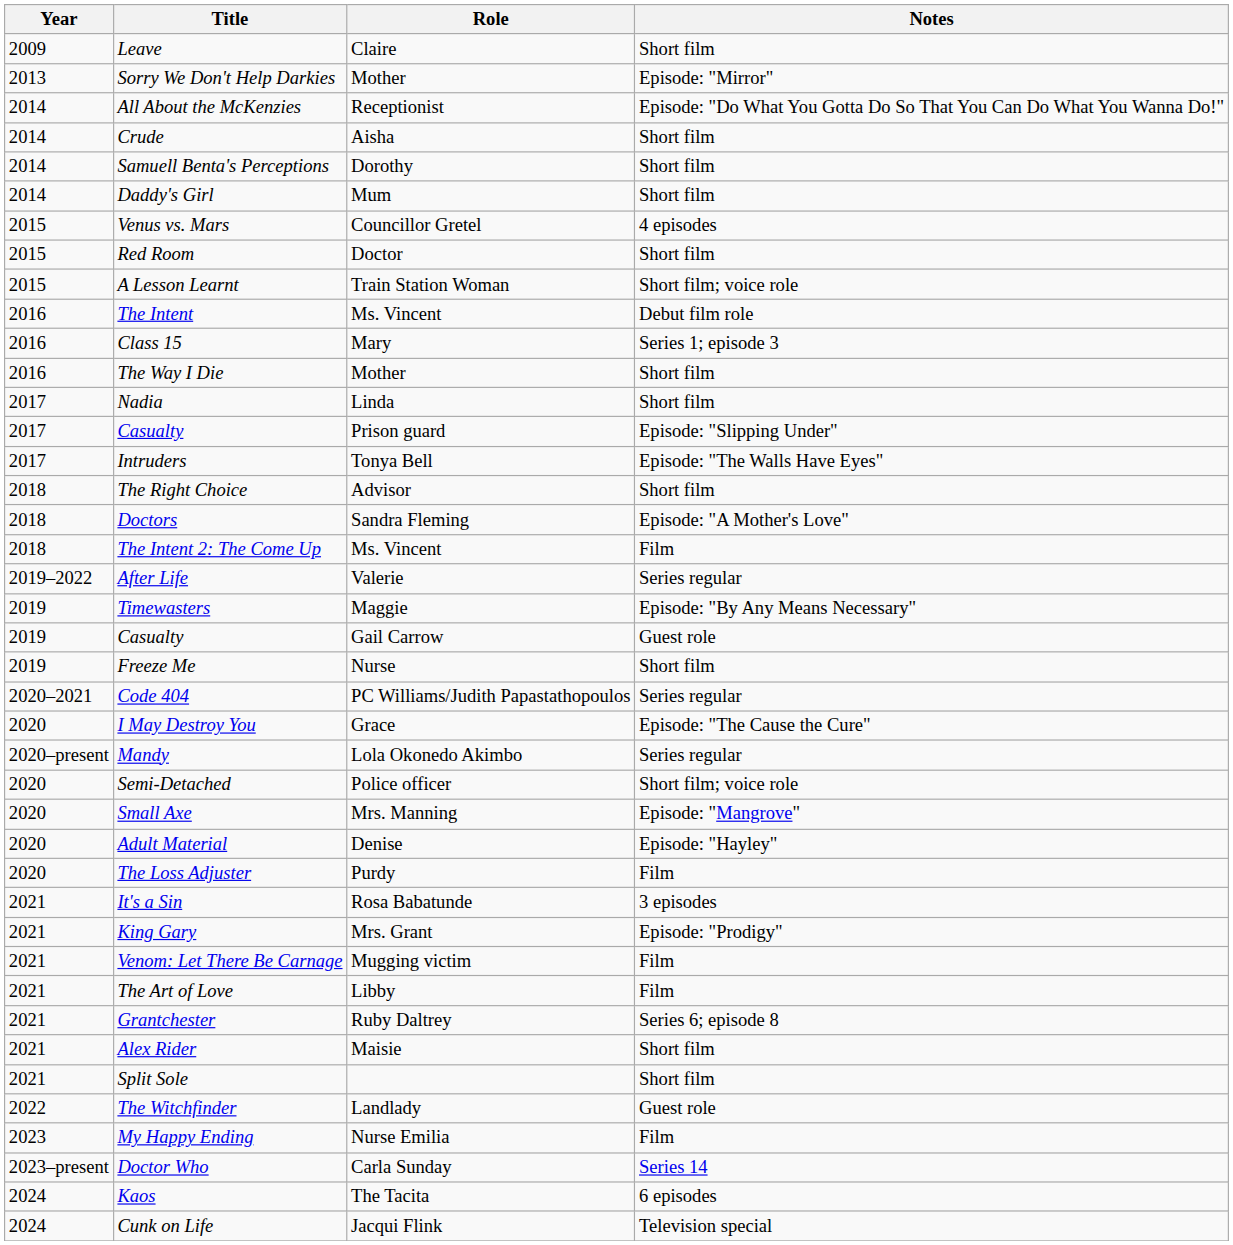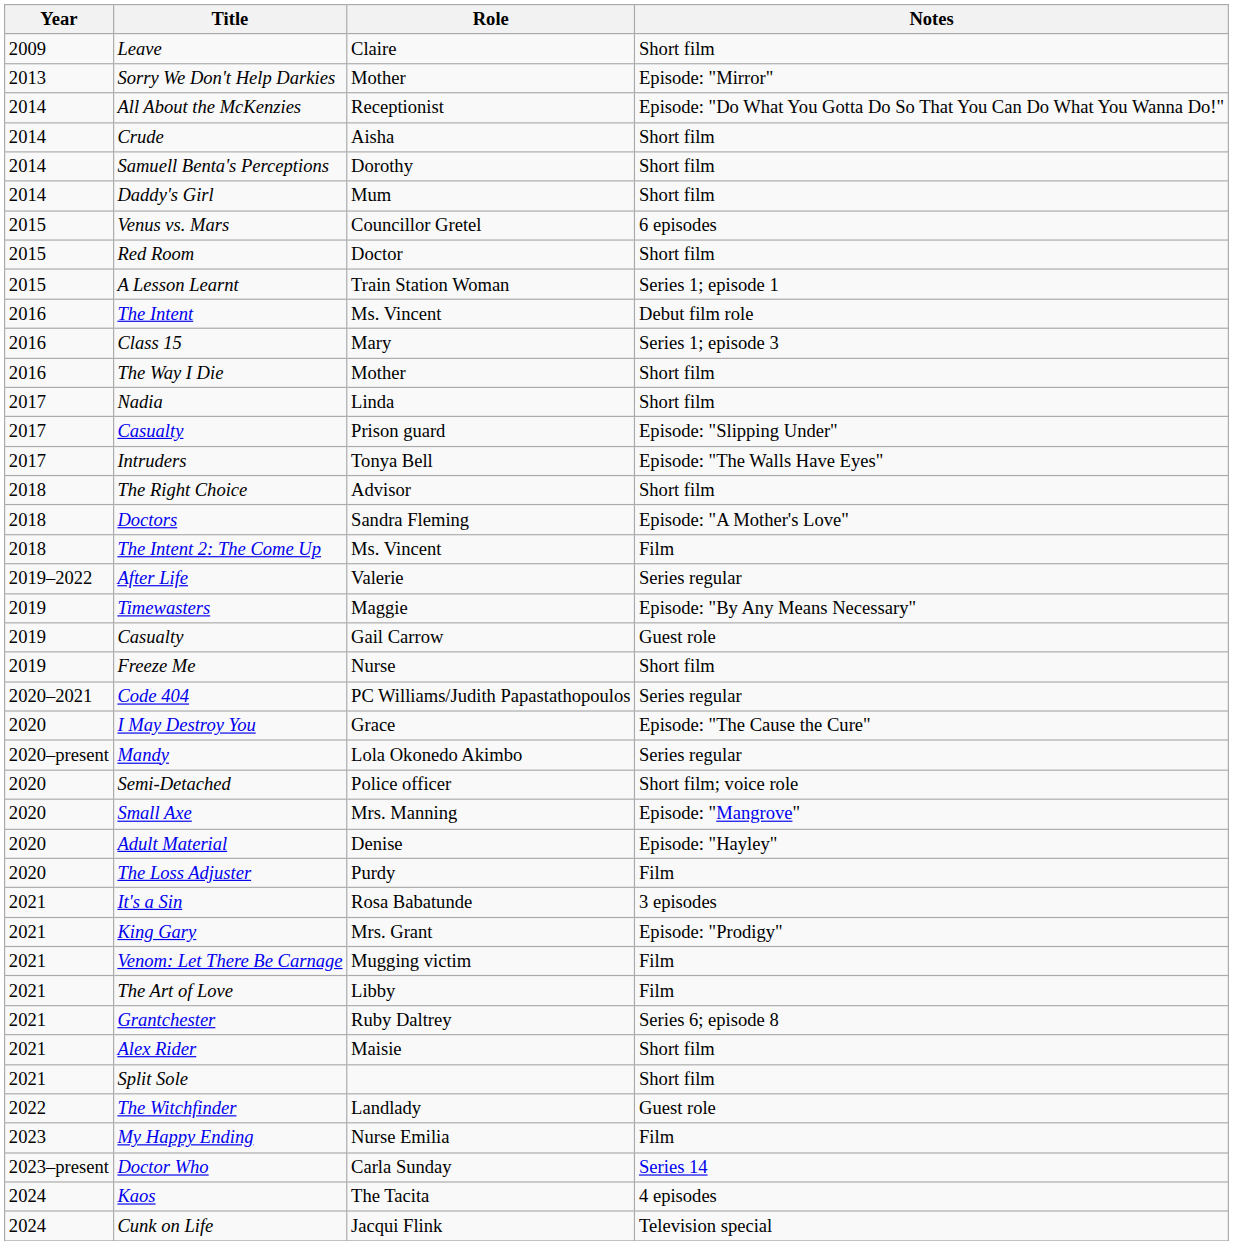(678, 225) 4 episodes -> (678, 225) 6 episodes
(719, 284) Short film; voice role -> (709, 284) Series 1; episode 1
(678, 1196) 6 episodes -> (678, 1196) 4 episodes
